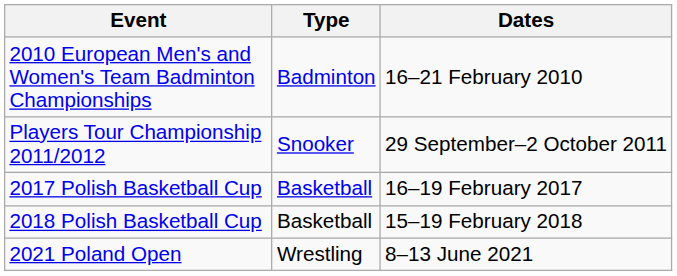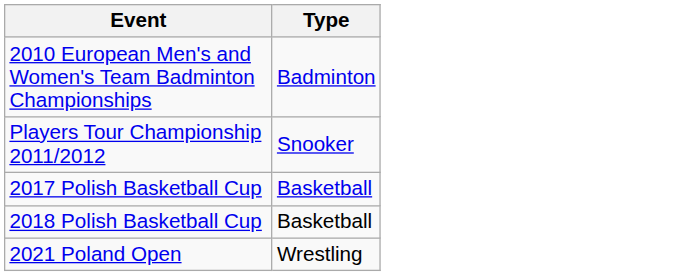- column: (526, 20)
